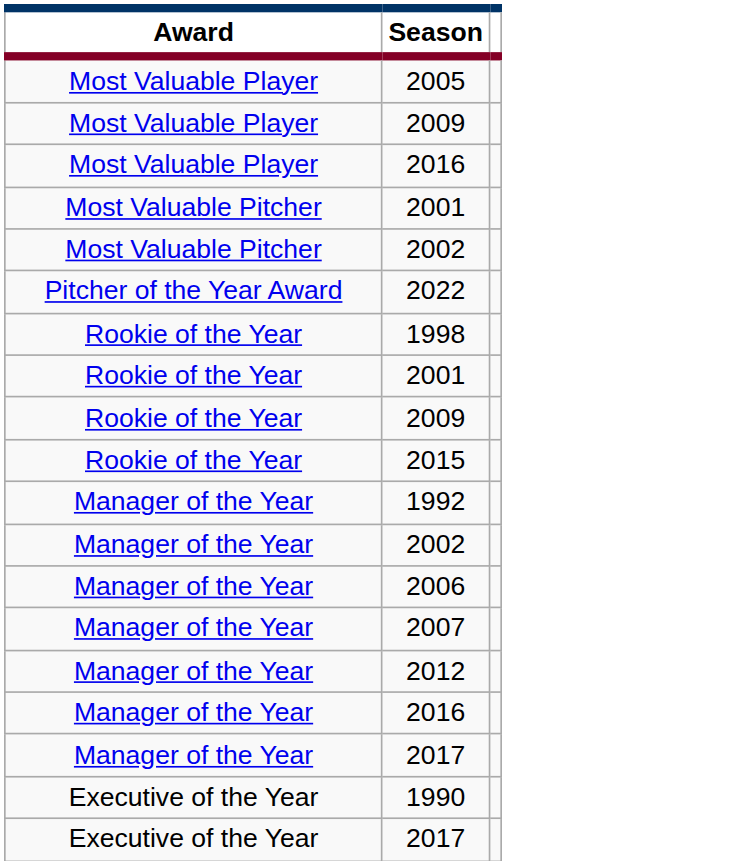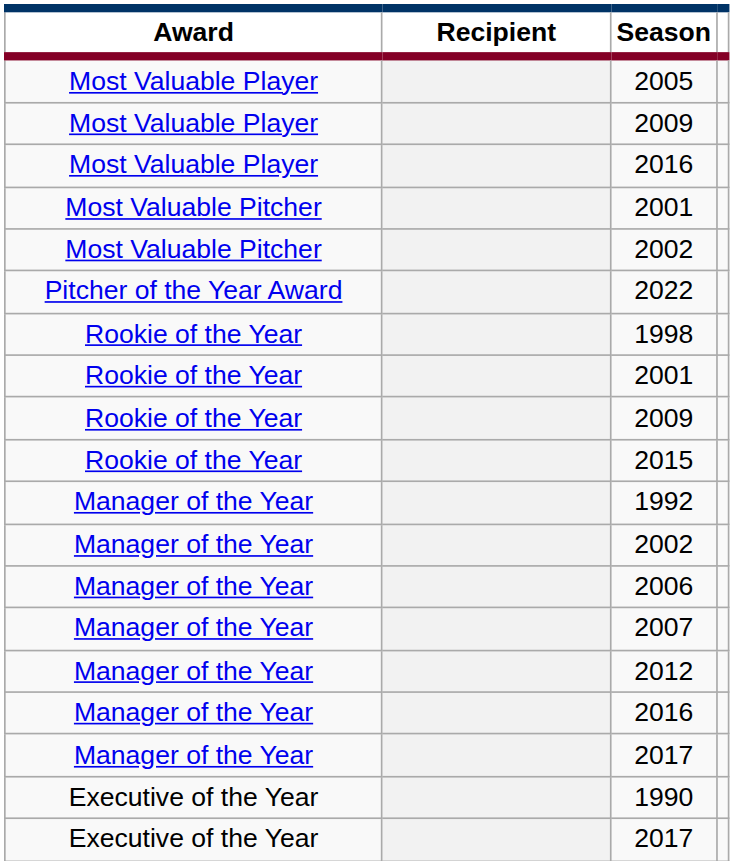+ column: (496, 32)
